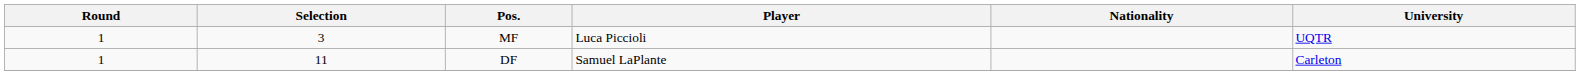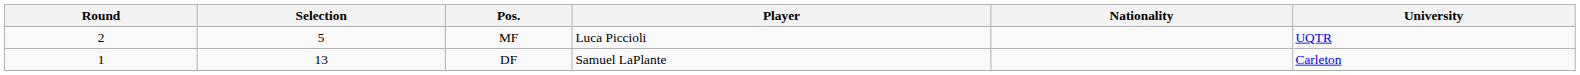(101, 37) 1 -> (101, 37) 2
(321, 37) 3 -> (321, 37) 5
(321, 59) 11 -> (321, 59) 13
